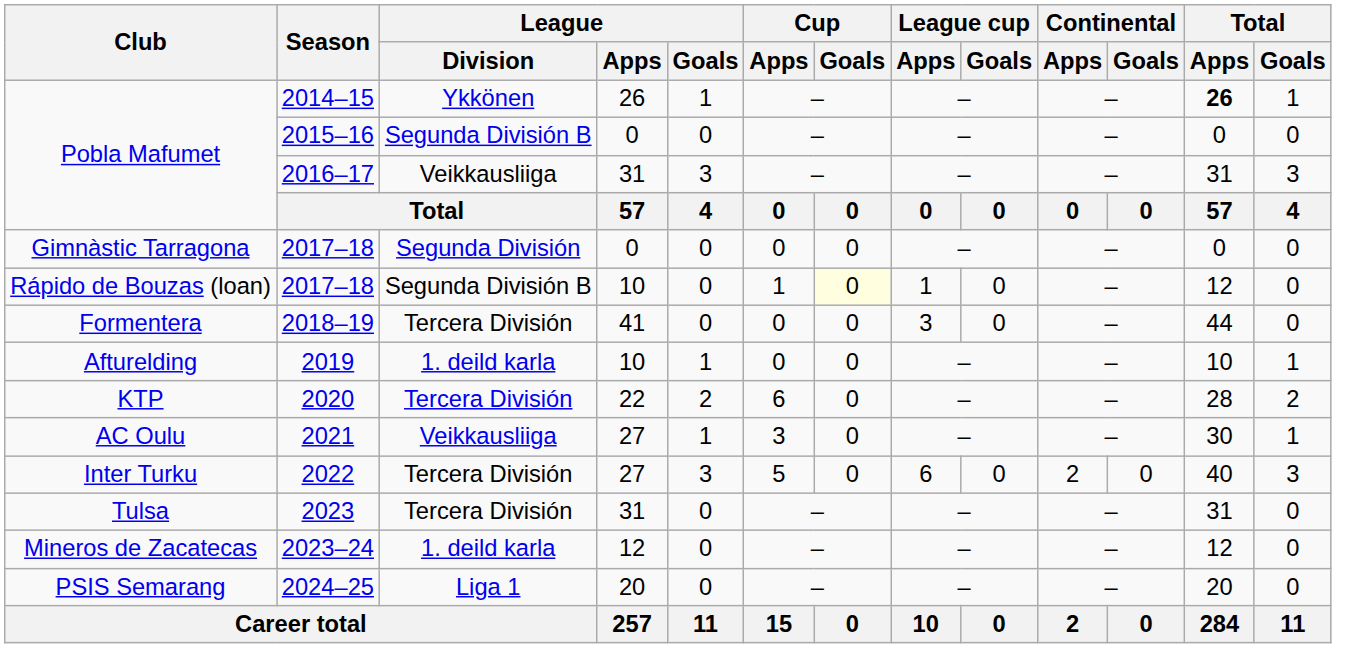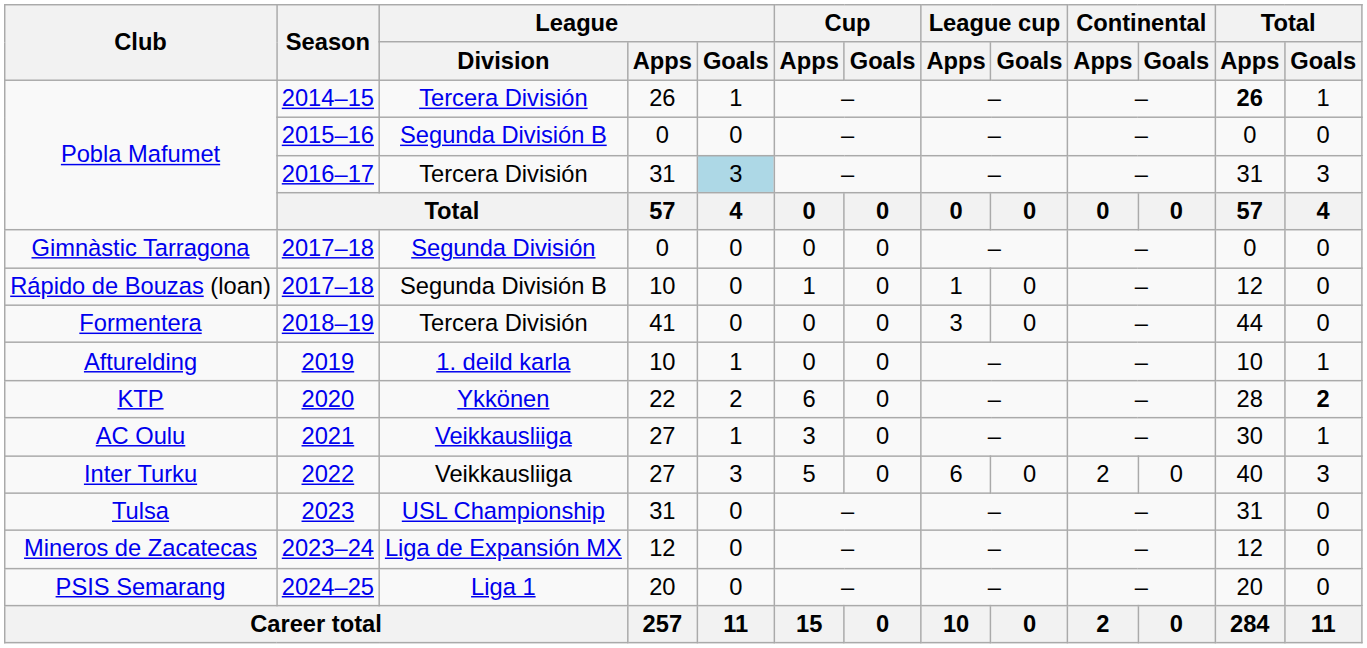(488, 98) Ykkönen -> (503, 98) Tercera División
(488, 173) Veikkausliiga -> (503, 173) Tercera División
(705, 173) no background -> (736, 173) lightblue background
(852, 286) lightyellow background -> (883, 286) no background
(488, 398) Tercera División -> (503, 398) Ykkönen
(1293, 398) normal -> (1323, 398) bold
(488, 473) Tercera División -> (503, 473) Veikkausliiga
(488, 511) Tercera División -> (503, 511) USL Championship
(488, 549) 1. deild karla -> (503, 549) Liga de Expansión MX
